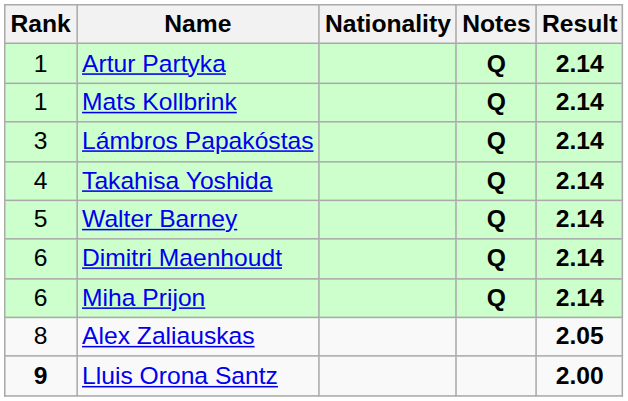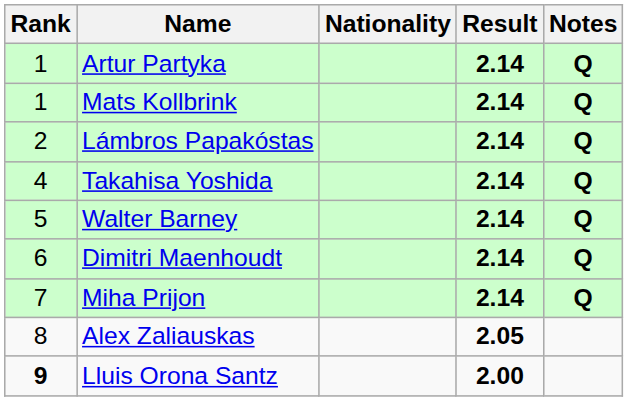columns swapped: (580, 24) <-> (496, 24)
(41, 141) 3 -> (41, 141) 2
(41, 297) 6 -> (41, 297) 7
